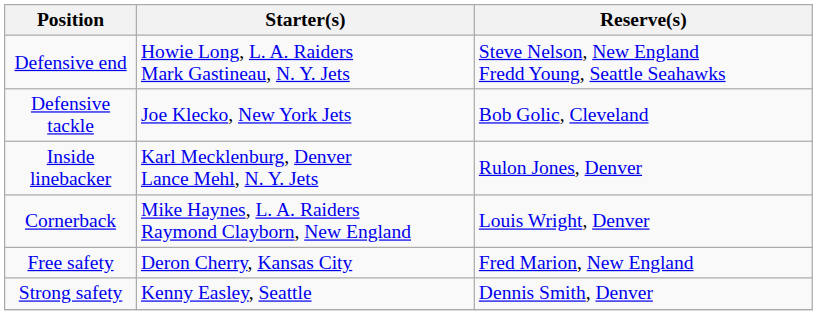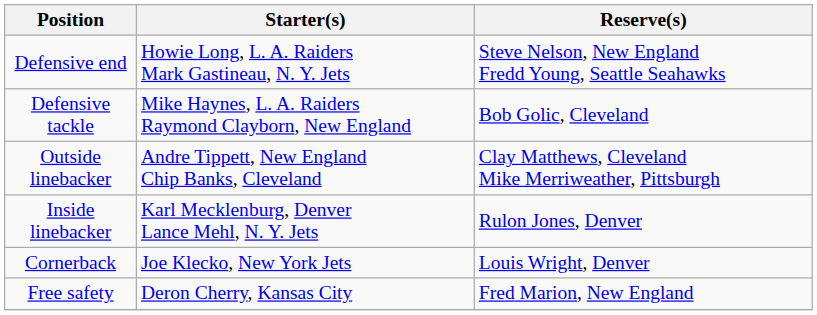(246, 114) Joe Klecko, New York Jets -> (276, 114) Mike Haynes, L. A. Raiders Raymond Clayborn, New England
+ row: (71, 167)
(276, 220) Mike Haynes, L. A. Raiders Raymond Clayborn, New England -> (246, 262) Joe Klecko, New York Jets
- row: (71, 293)
